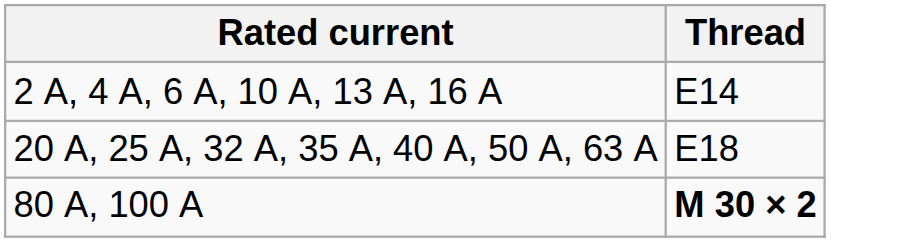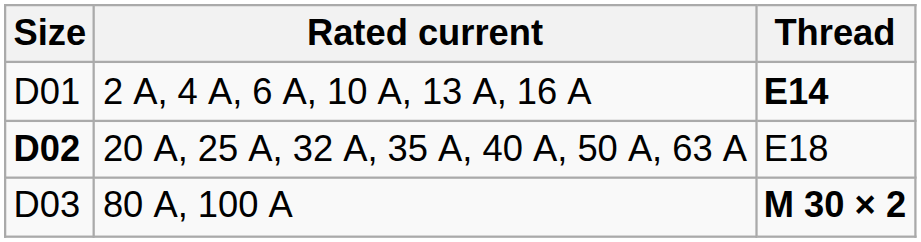+ column: (50, 33)
(707, 90) normal -> (796, 90) bold
